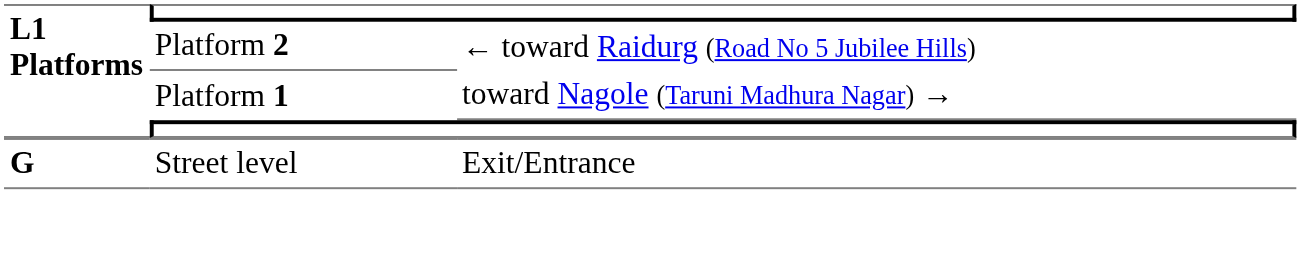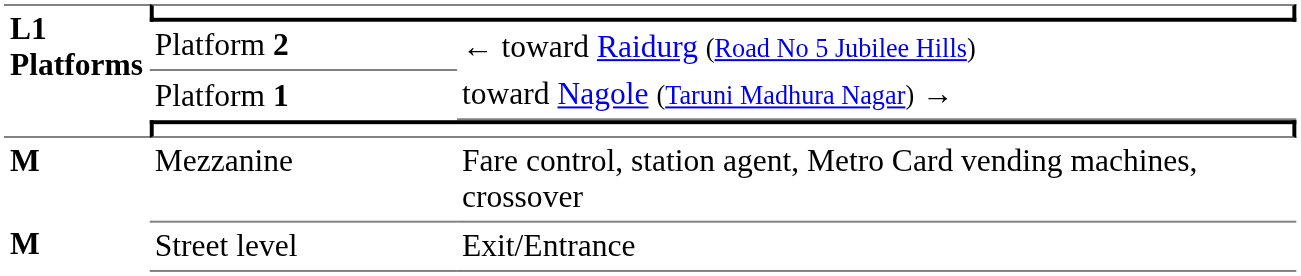+ row: (224, 161)
(22, 163) G -> (25, 243) M
